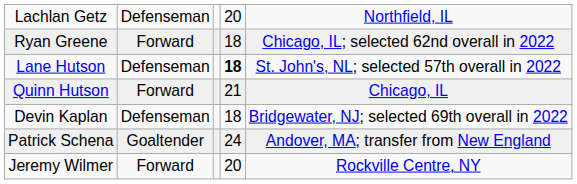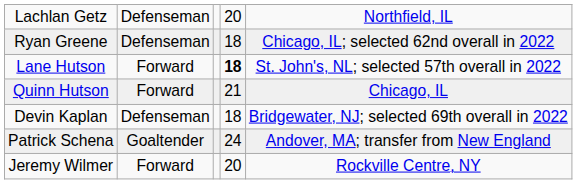(165, 41) Forward -> (165, 41) Defenseman
(165, 66) Defenseman -> (165, 66) Forward
